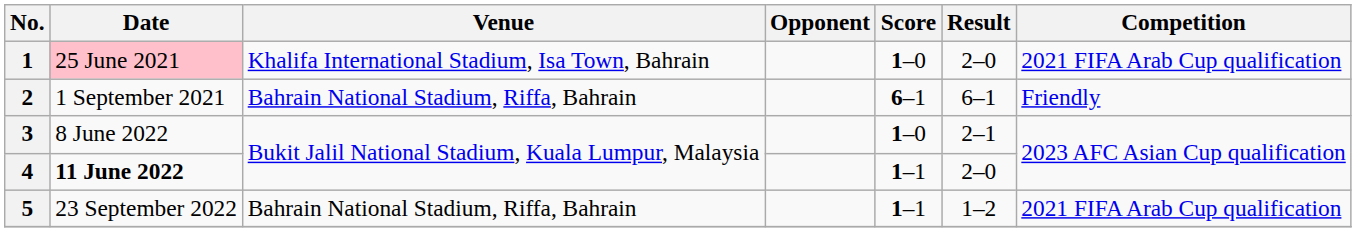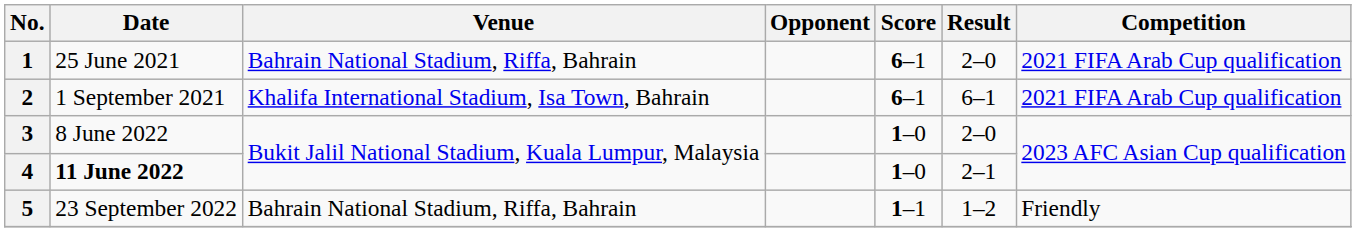(118, 60) pink background -> (118, 60) no background
(479, 60) Khalifa International Stadium, Isa Town, Bahrain -> (442, 60) Bahrain National Stadium, Riffa, Bahrain
(908, 60) 1–0 -> (908, 60) 6–1
(442, 97) Bahrain National Stadium, Riffa, Bahrain -> (479, 97) Khalifa International Stadium, Isa Town, Bahrain
(1061, 97) Friendly -> (1181, 97) 2021 FIFA Arab Cup qualification
(979, 134) 2–1 -> (979, 134) 2–0
(908, 171) 1–1 -> (908, 171) 1–0
(979, 171) 2–0 -> (979, 171) 2–1
(1181, 208) 2021 FIFA Arab Cup qualification -> (1061, 208) Friendly
